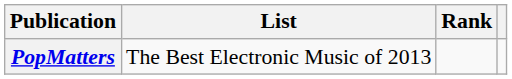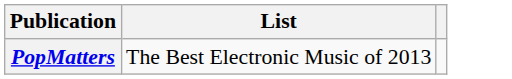- column: (467, 21)
